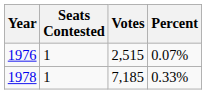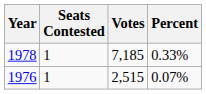rows swapped: (22, 54) <-> (22, 77)
